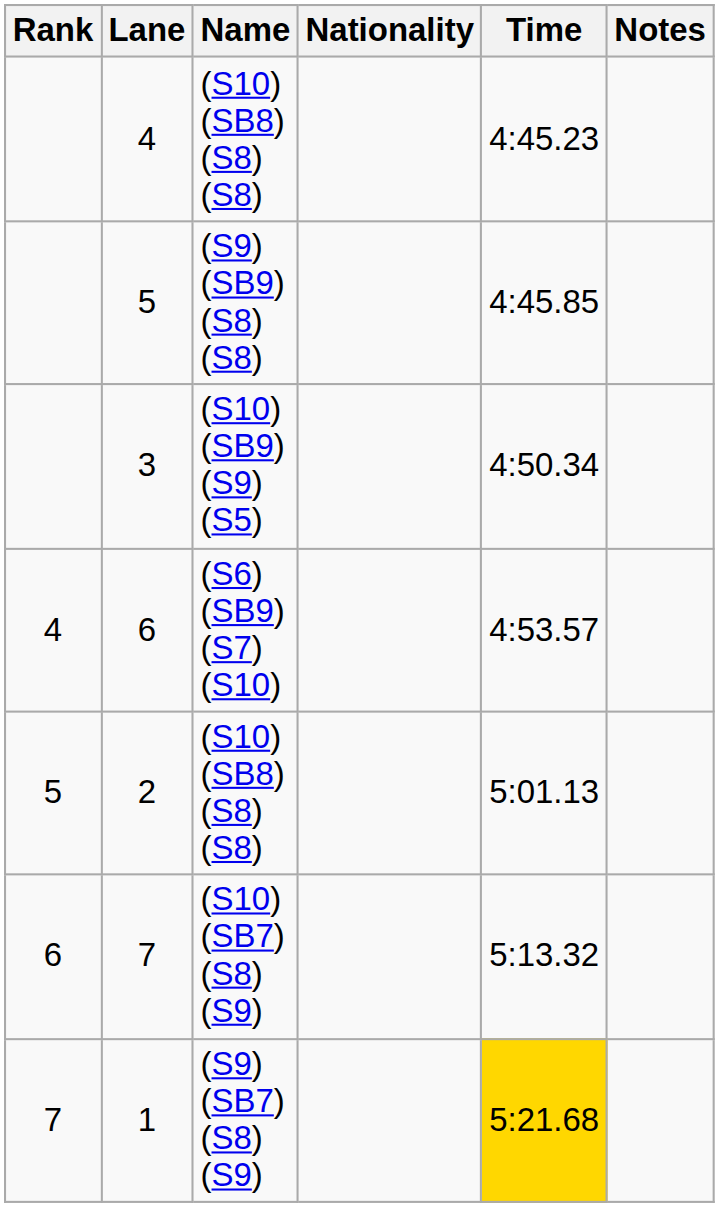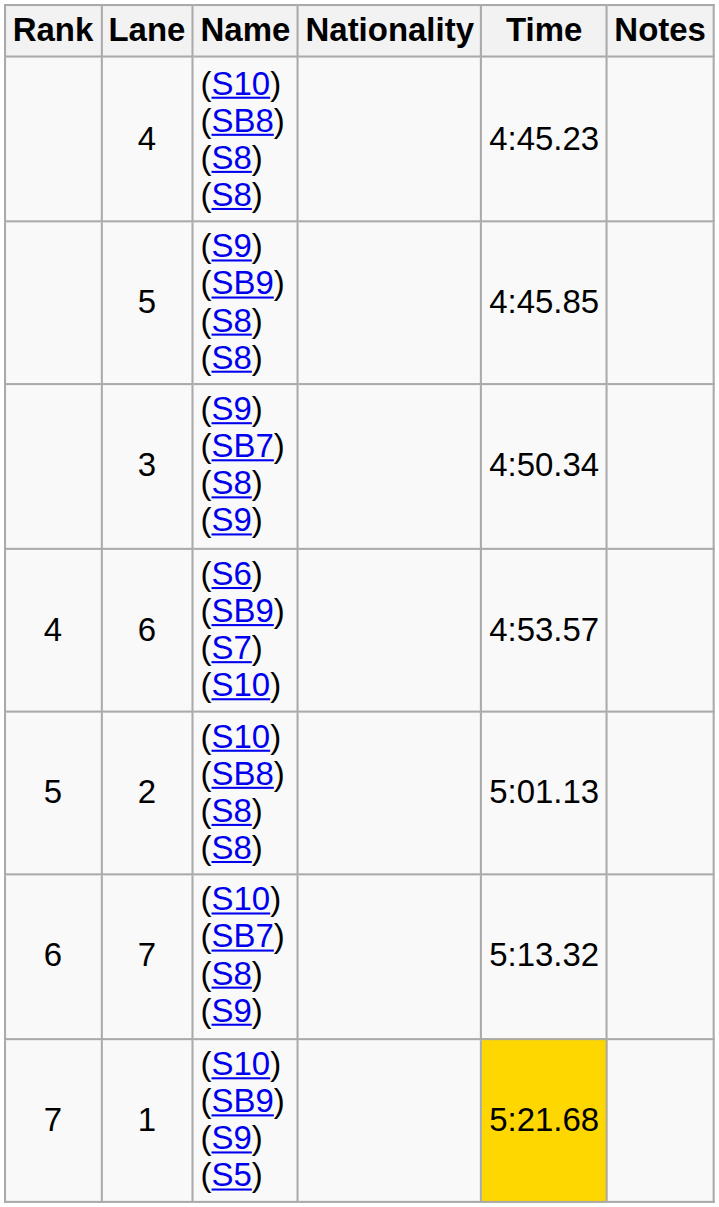(243, 465) (S10) (SB9) (S9) (S5) -> (243, 465) (S9) (SB7) (S8) (S9)
(243, 1119) (S9) (SB7) (S8) (S9) -> (243, 1119) (S10) (SB9) (S9) (S5)
